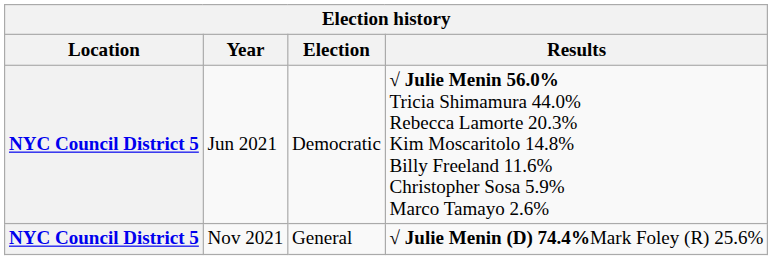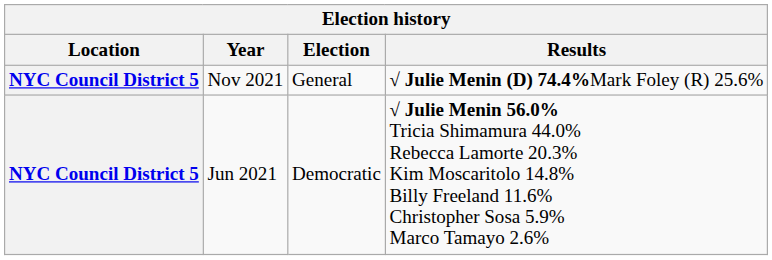rows swapped: (242, 144) <-> (245, 238)
